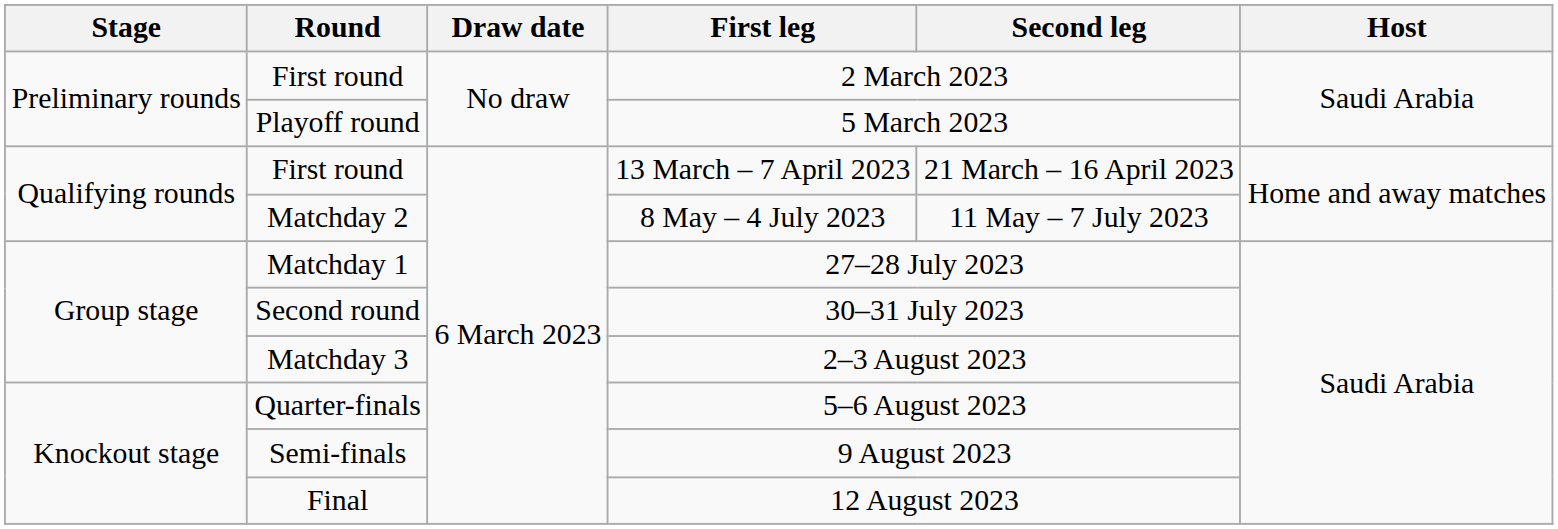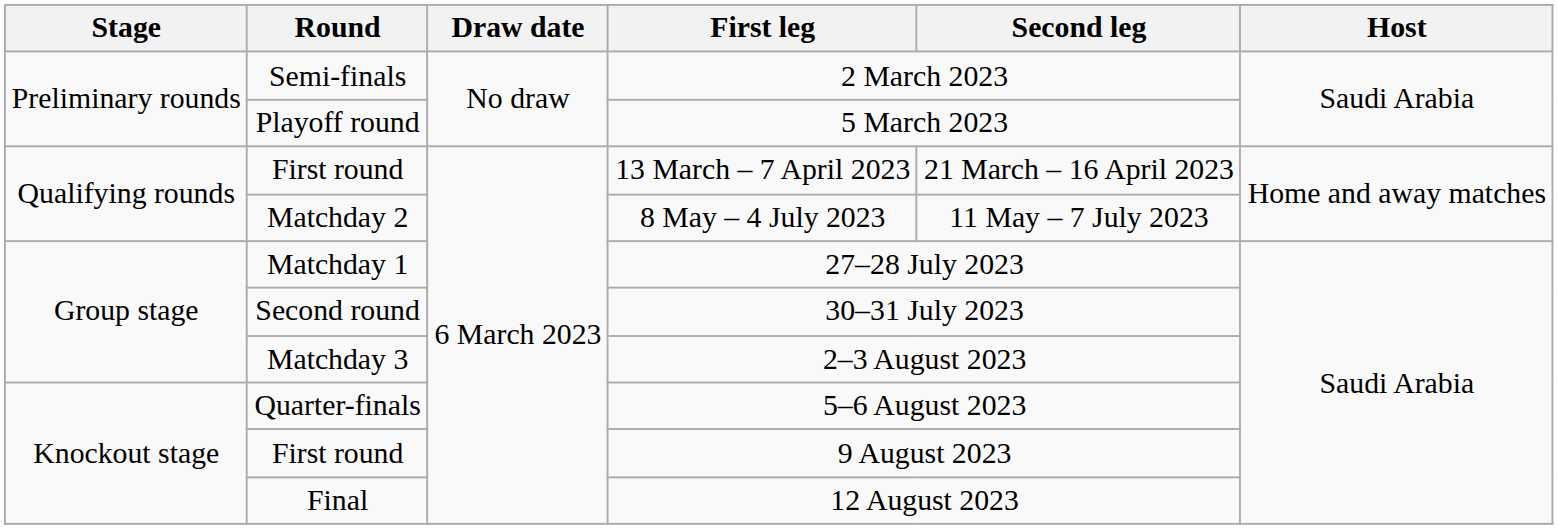(338, 75) First round -> (338, 75) Semi-finals
(338, 452) Semi-finals -> (338, 452) First round
